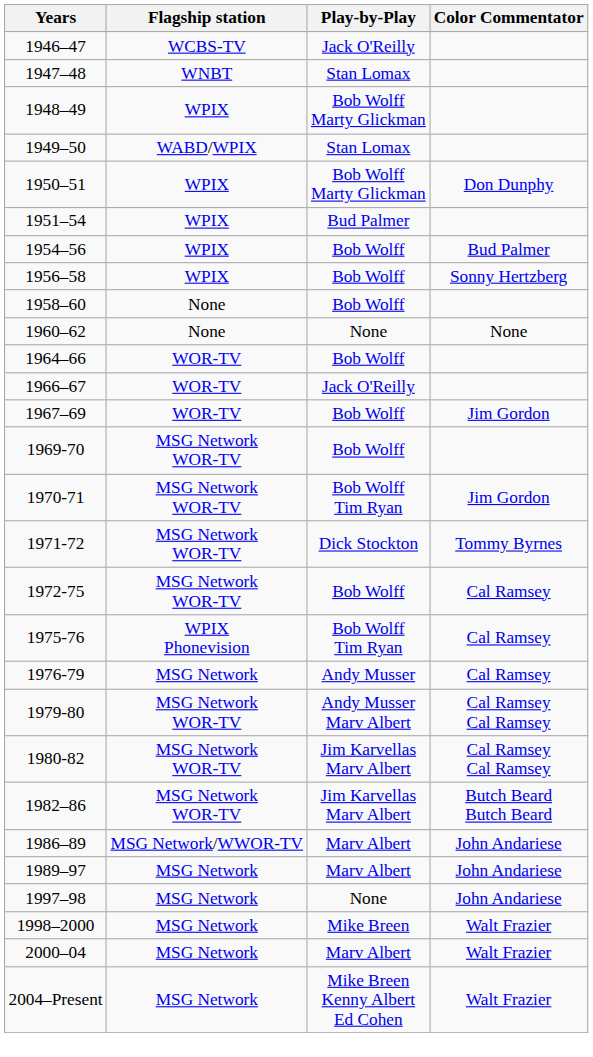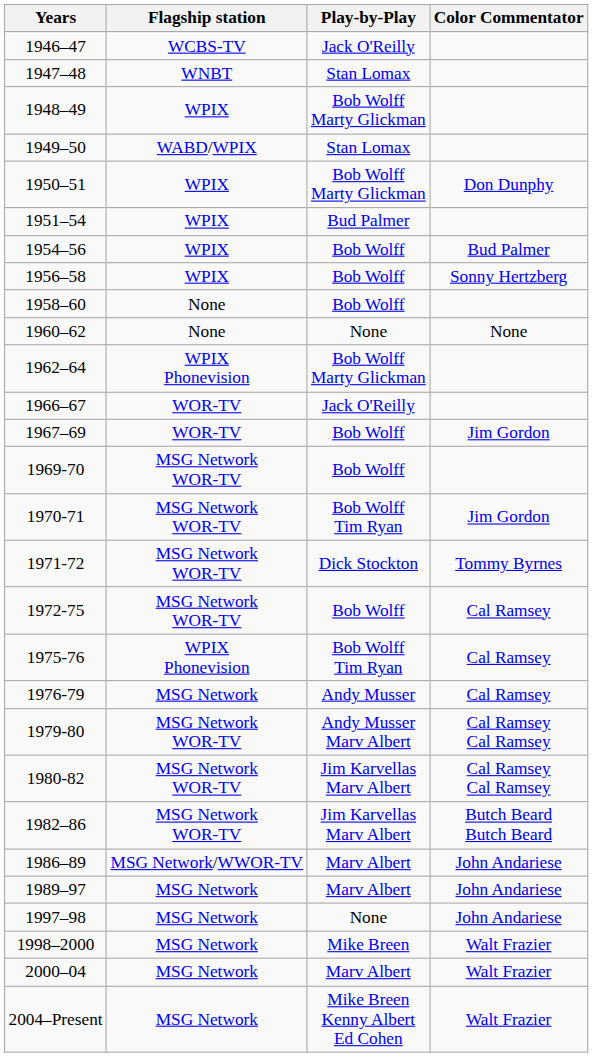+ row: (56, 368)
- row: (56, 358)
